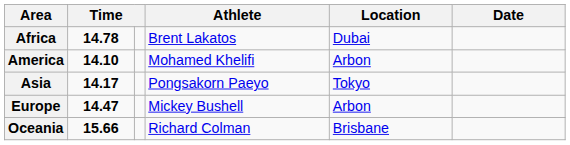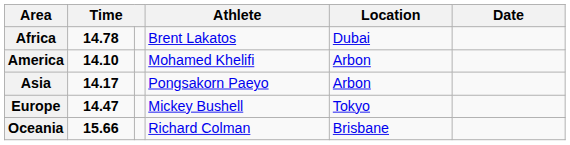(351, 83) Tokyo -> (352, 83) Arbon
(352, 106) Arbon -> (351, 106) Tokyo
